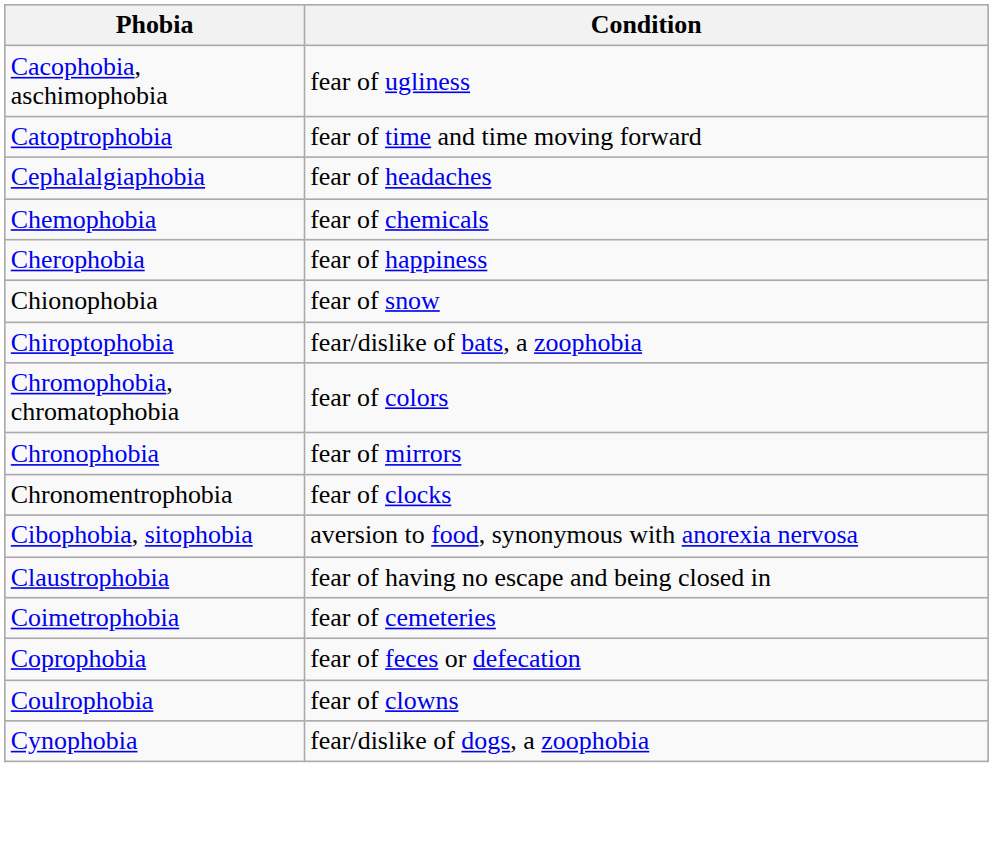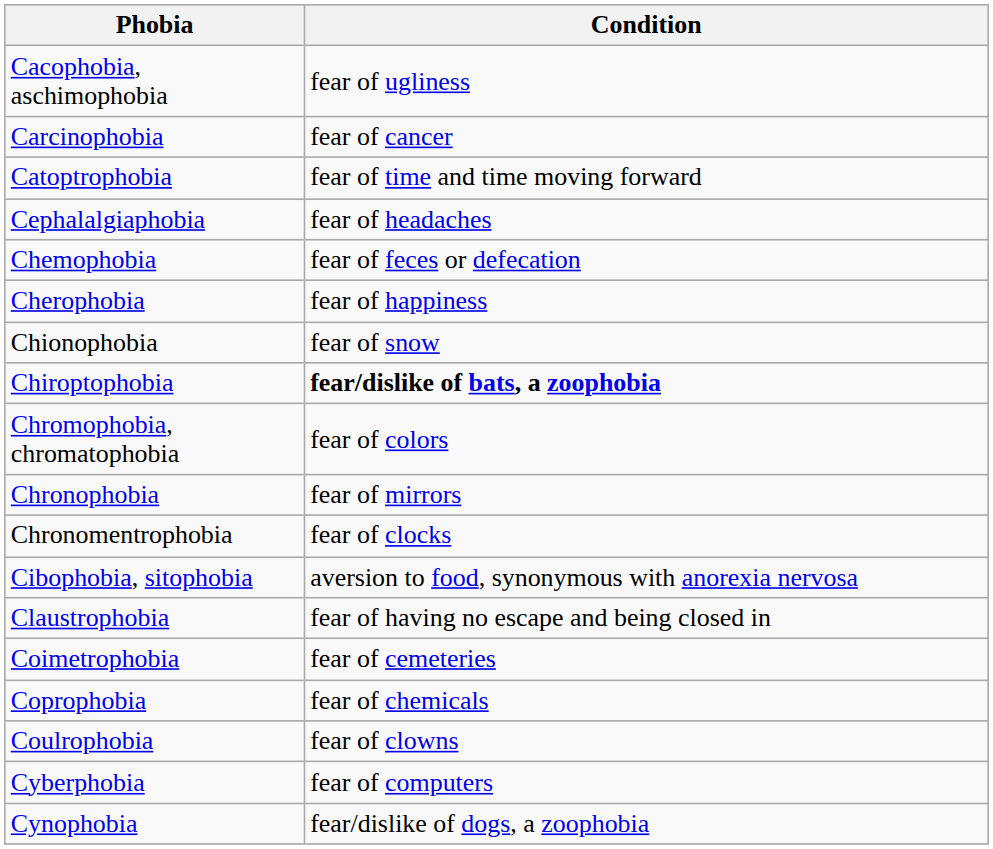+ row: (87, 136)
(399, 218) fear of chemicals -> (446, 259) fear of feces or defecation
(476, 341) normal -> (486, 383) bold
(446, 658) fear of feces or defecation -> (399, 699) fear of chemicals
+ row: (78, 782)
